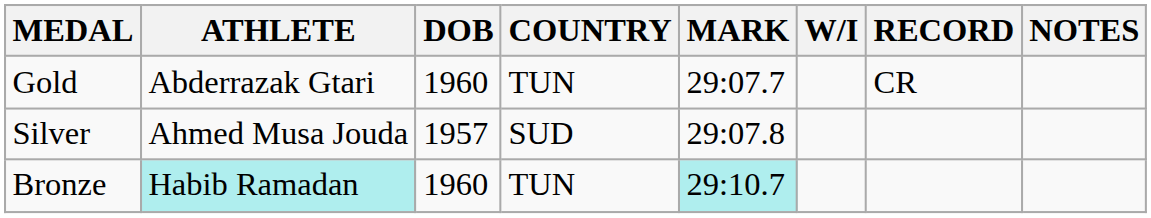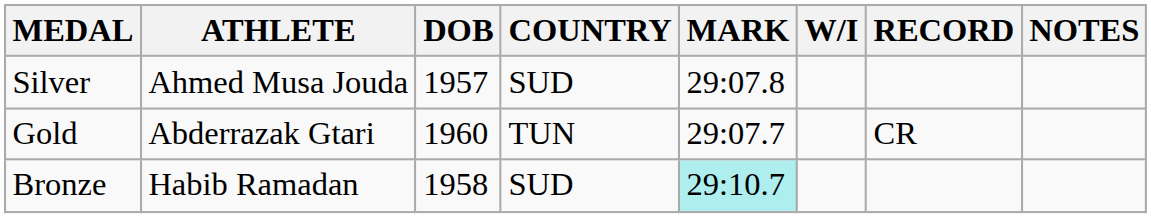rows swapped: (45, 81) <-> (51, 133)
(253, 184) paleturquoise background -> (253, 184) no background
(456, 184) 1960 -> (456, 184) 1958
(542, 184) TUN -> (541, 184) SUD
